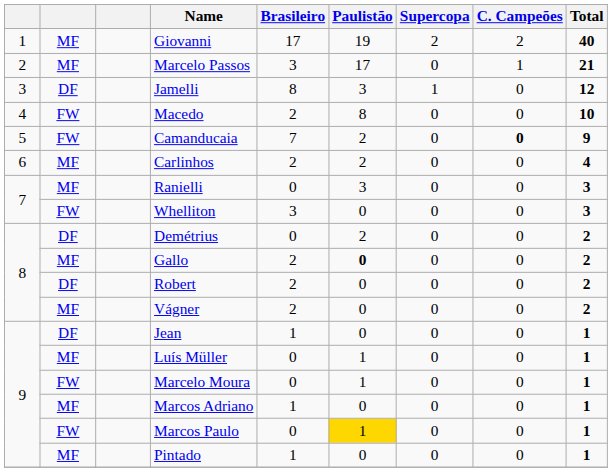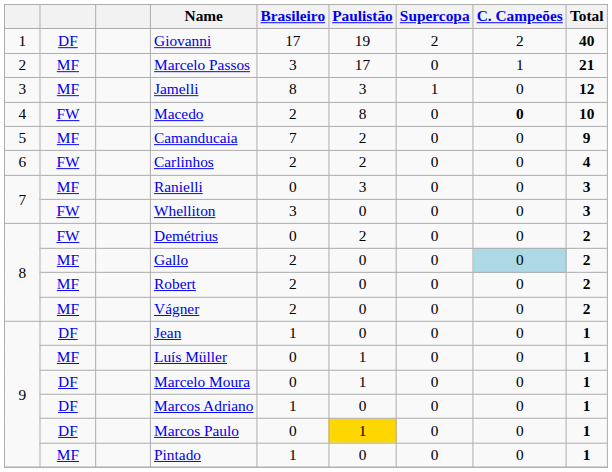(68, 41) MF -> (68, 41) DF
(68, 89) DF -> (68, 89) MF
(520, 114) normal -> (520, 114) bold
(68, 138) FW -> (68, 138) MF
(520, 138) bold -> (520, 138) normal
(68, 162) MF -> (68, 162) FW
(68, 235) DF -> (68, 235) FW
(362, 260) bold -> (362, 260) normal
(520, 260) no background -> (520, 260) lightblue background
(68, 284) DF -> (68, 284) MF
(68, 382) FW -> (68, 382) DF
(68, 406) MF -> (68, 406) DF
(68, 430) FW -> (68, 430) DF
